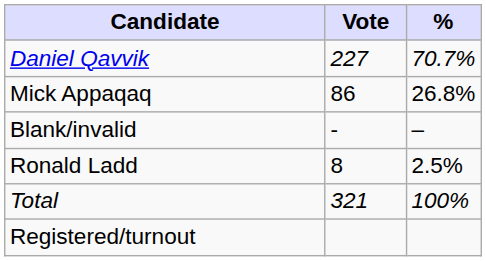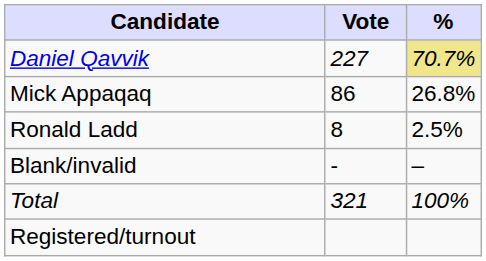(443, 58) no background -> (443, 58) khaki background
rows swapped: (74, 165) <-> (73, 129)
